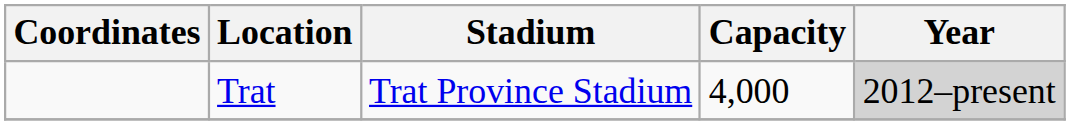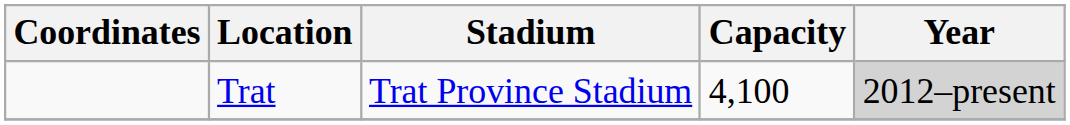(749, 89) 4,000 -> (749, 89) 4,100
